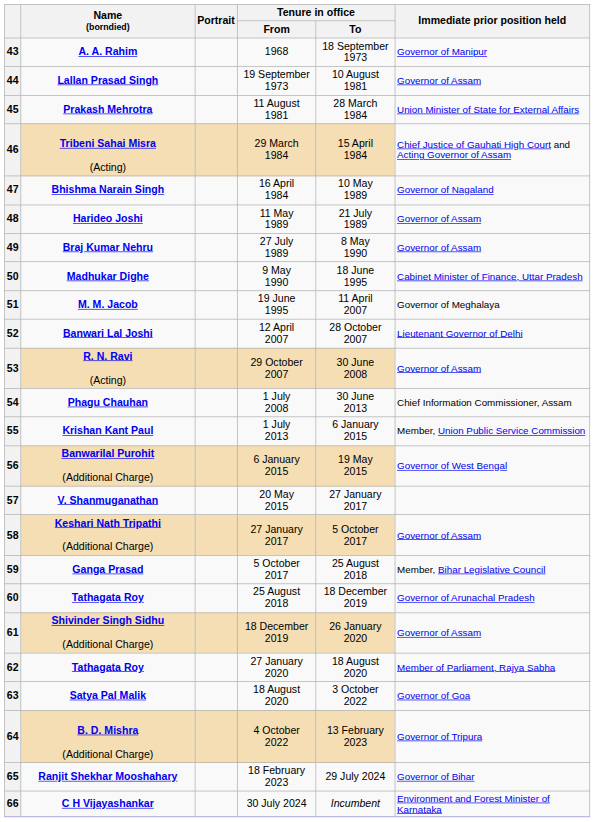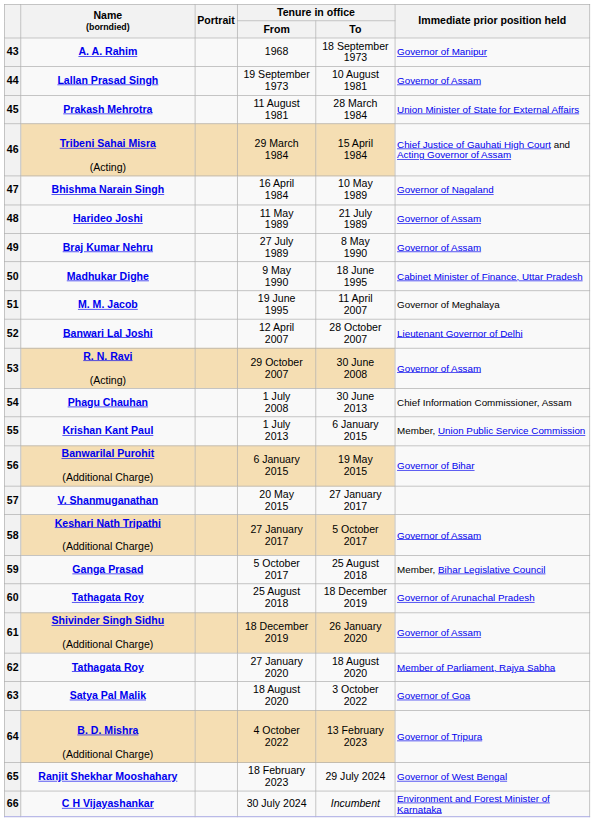(452, 466) Governor of West Bengal -> (436, 466) Governor of Bihar
(436, 777) Governor of Bihar -> (452, 777) Governor of West Bengal
